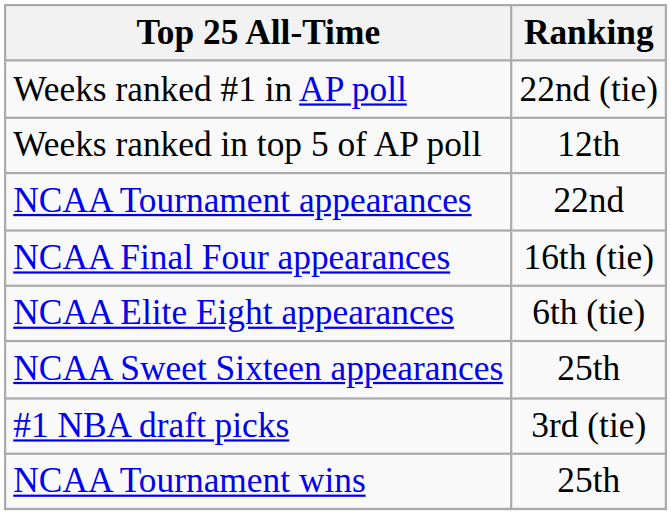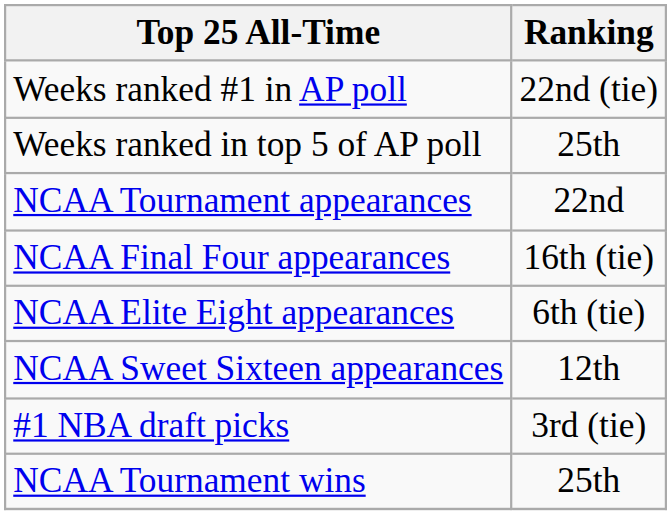(589, 144) 12th -> (589, 144) 25th
(589, 369) 25th -> (589, 369) 12th
